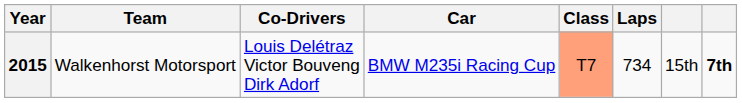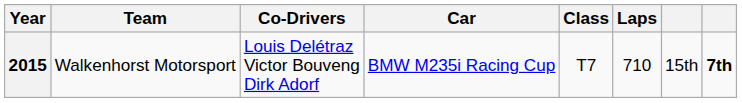(586, 65) lightsalmon background -> (586, 65) no background
(637, 65) 734 -> (637, 65) 710
